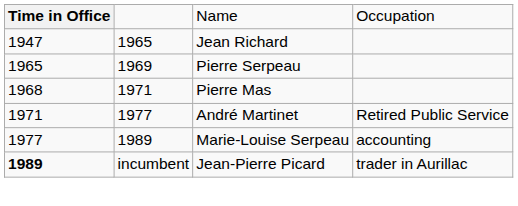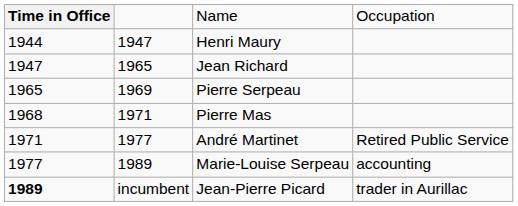+ row: (239, 41)
